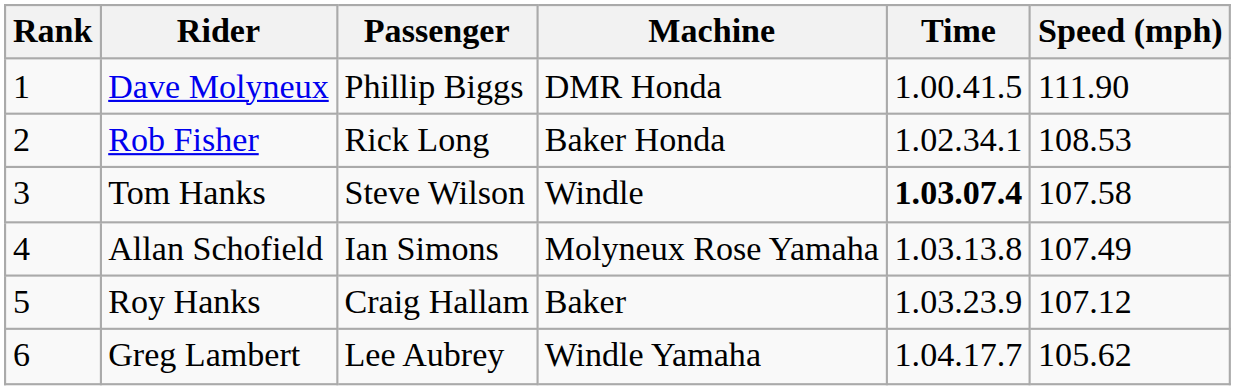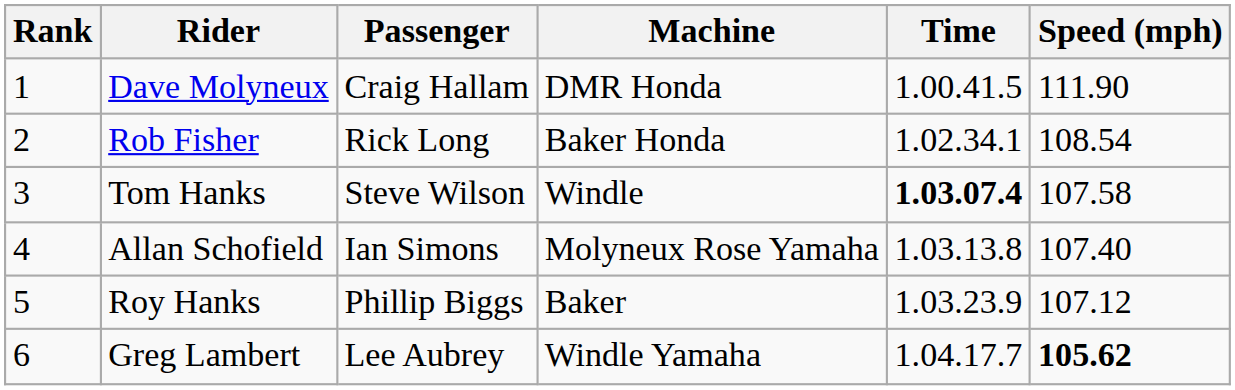(434, 85) Phillip Biggs -> (437, 85) Craig Hallam
(1085, 139) 108.53 -> (1085, 139) 108.54
(1085, 247) 107.49 -> (1085, 247) 107.40
(437, 301) Craig Hallam -> (434, 301) Phillip Biggs
(1085, 355) normal -> (1085, 355) bold
